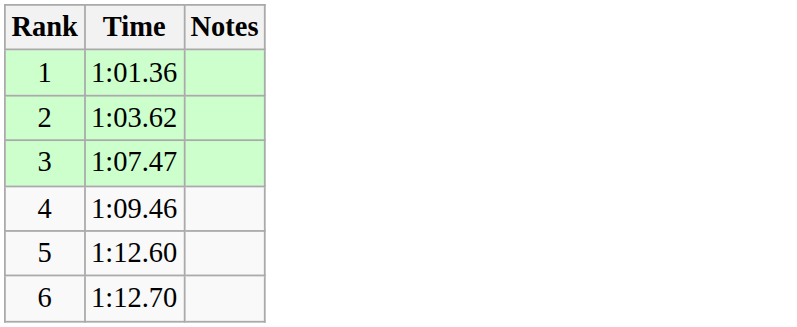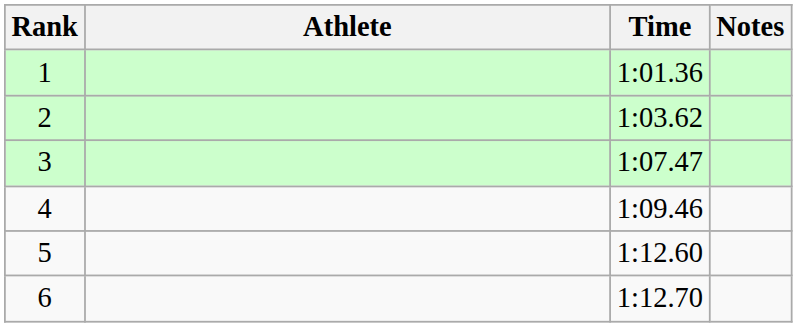+ column: (347, 27)
